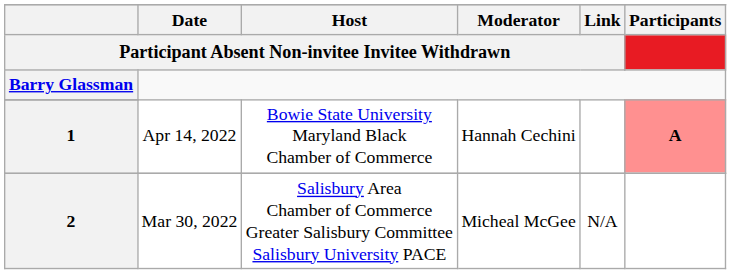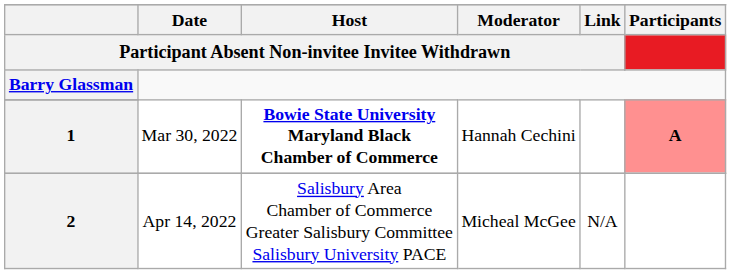(189, 136) Apr 14, 2022 -> (189, 136) Mar 30, 2022
(349, 136) normal -> (349, 136) bold
(189, 220) Mar 30, 2022 -> (189, 220) Apr 14, 2022
